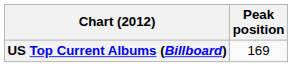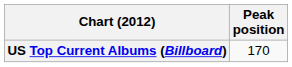(259, 51) 169 -> (259, 51) 170
